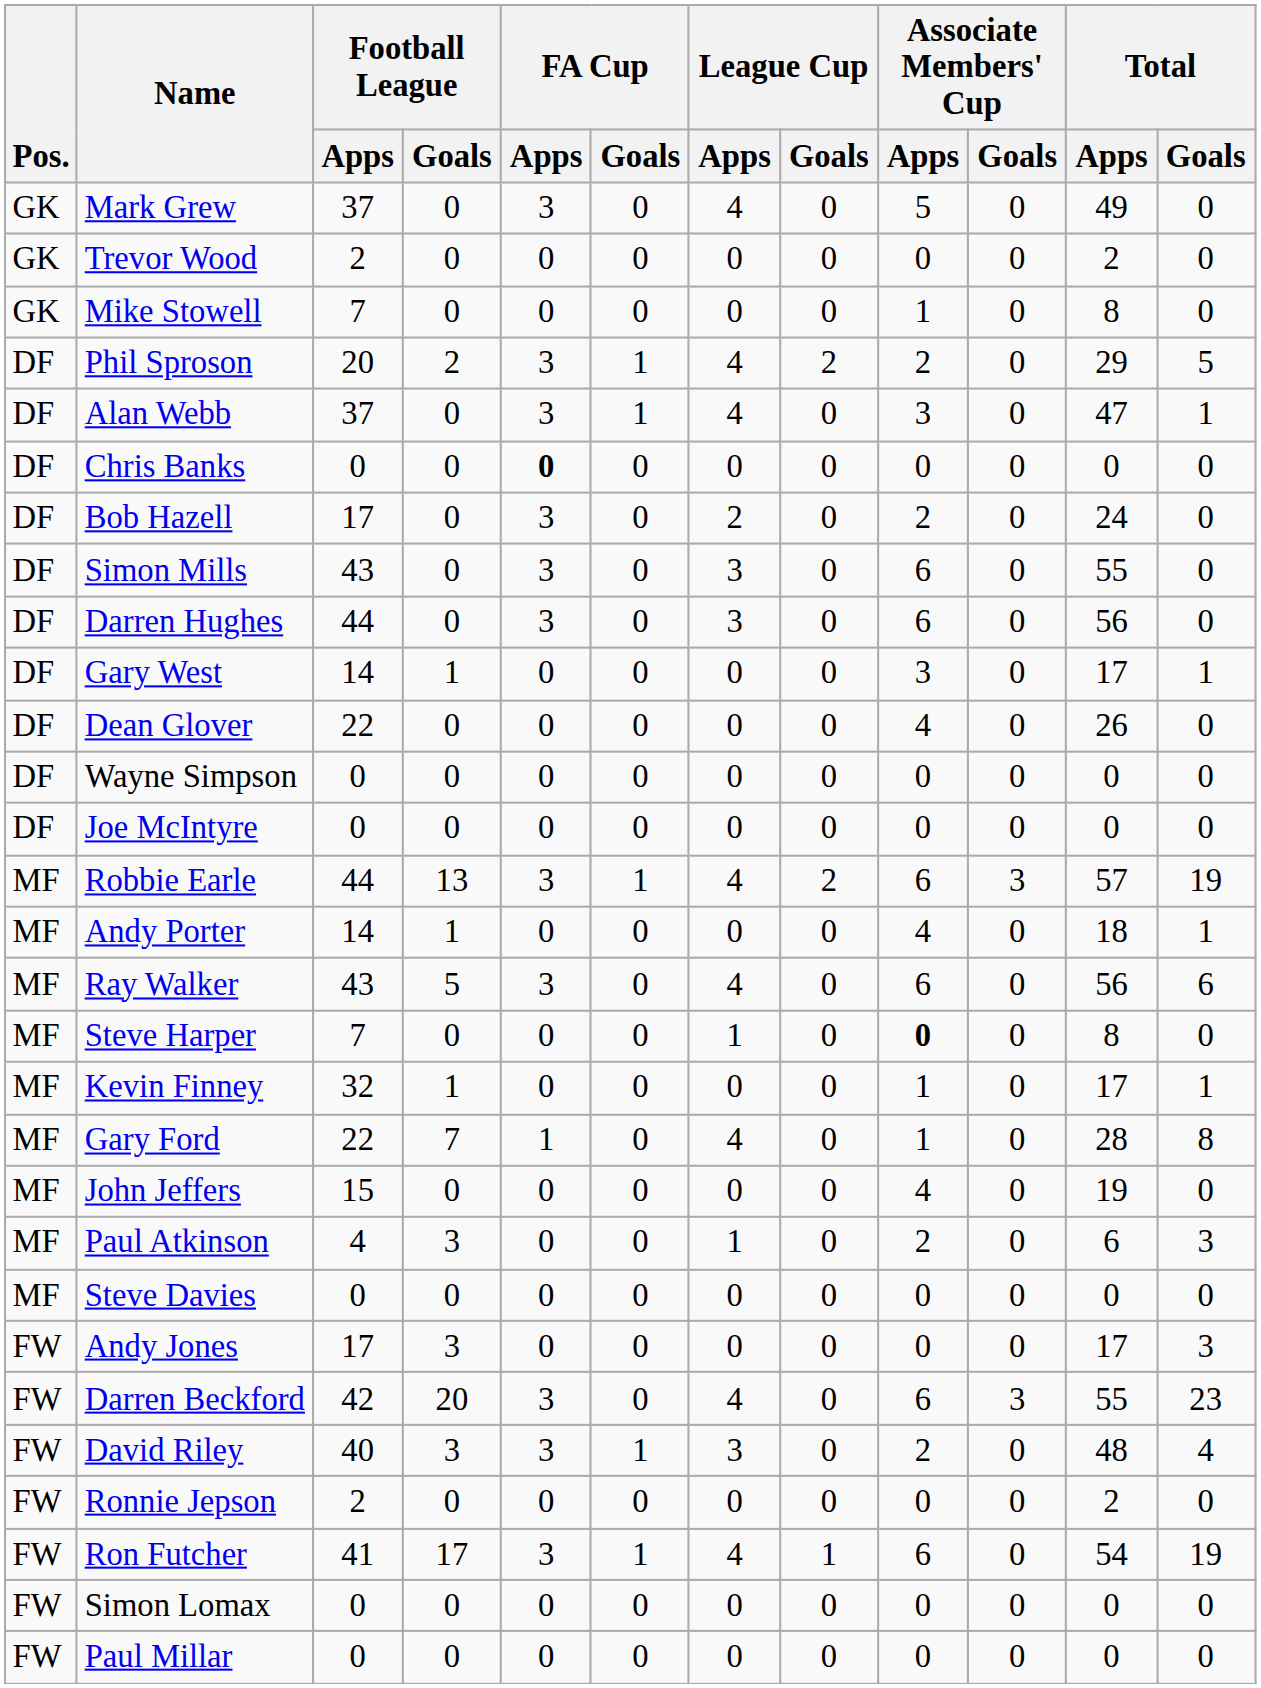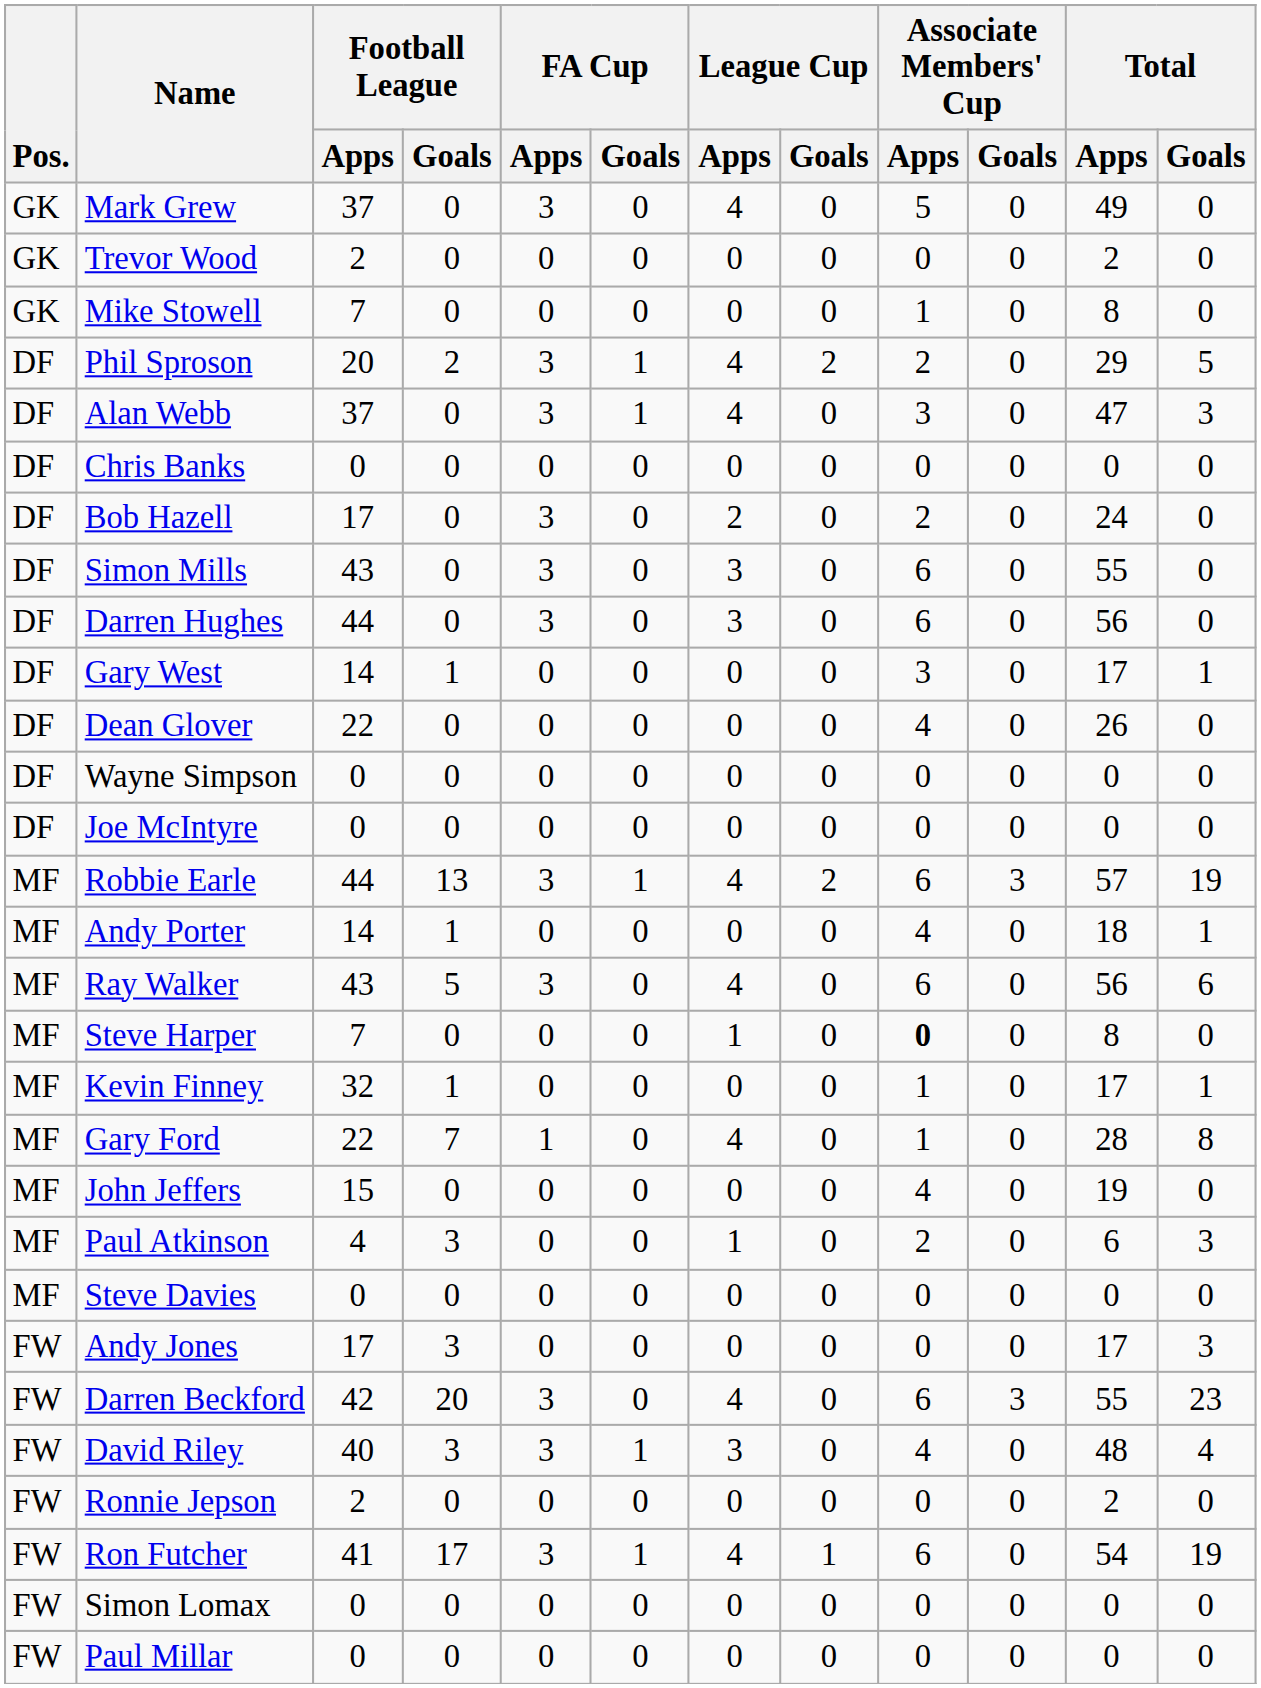(1206, 414) 1 -> (1206, 414) 3
(546, 466) bold -> (546, 466) normal
(923, 1449) 2 -> (923, 1449) 4
